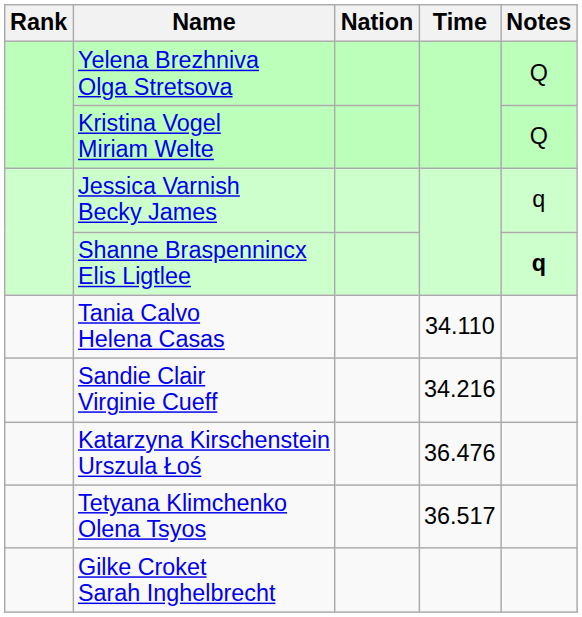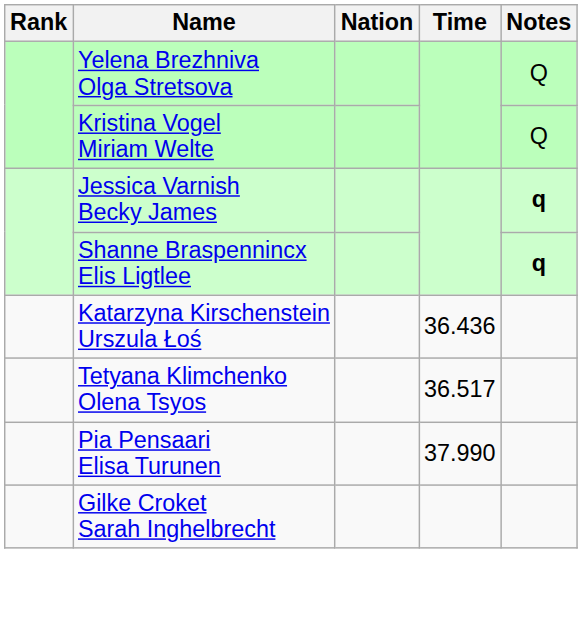(539, 199) normal -> (539, 199) bold
- row: (151, 326)
- row: (148, 389)
(460, 453) 36.476 -> (460, 326) 36.436
+ row: (149, 453)
